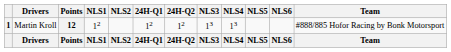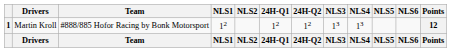columns swapped: (370, 10) <-> (71, 10)
